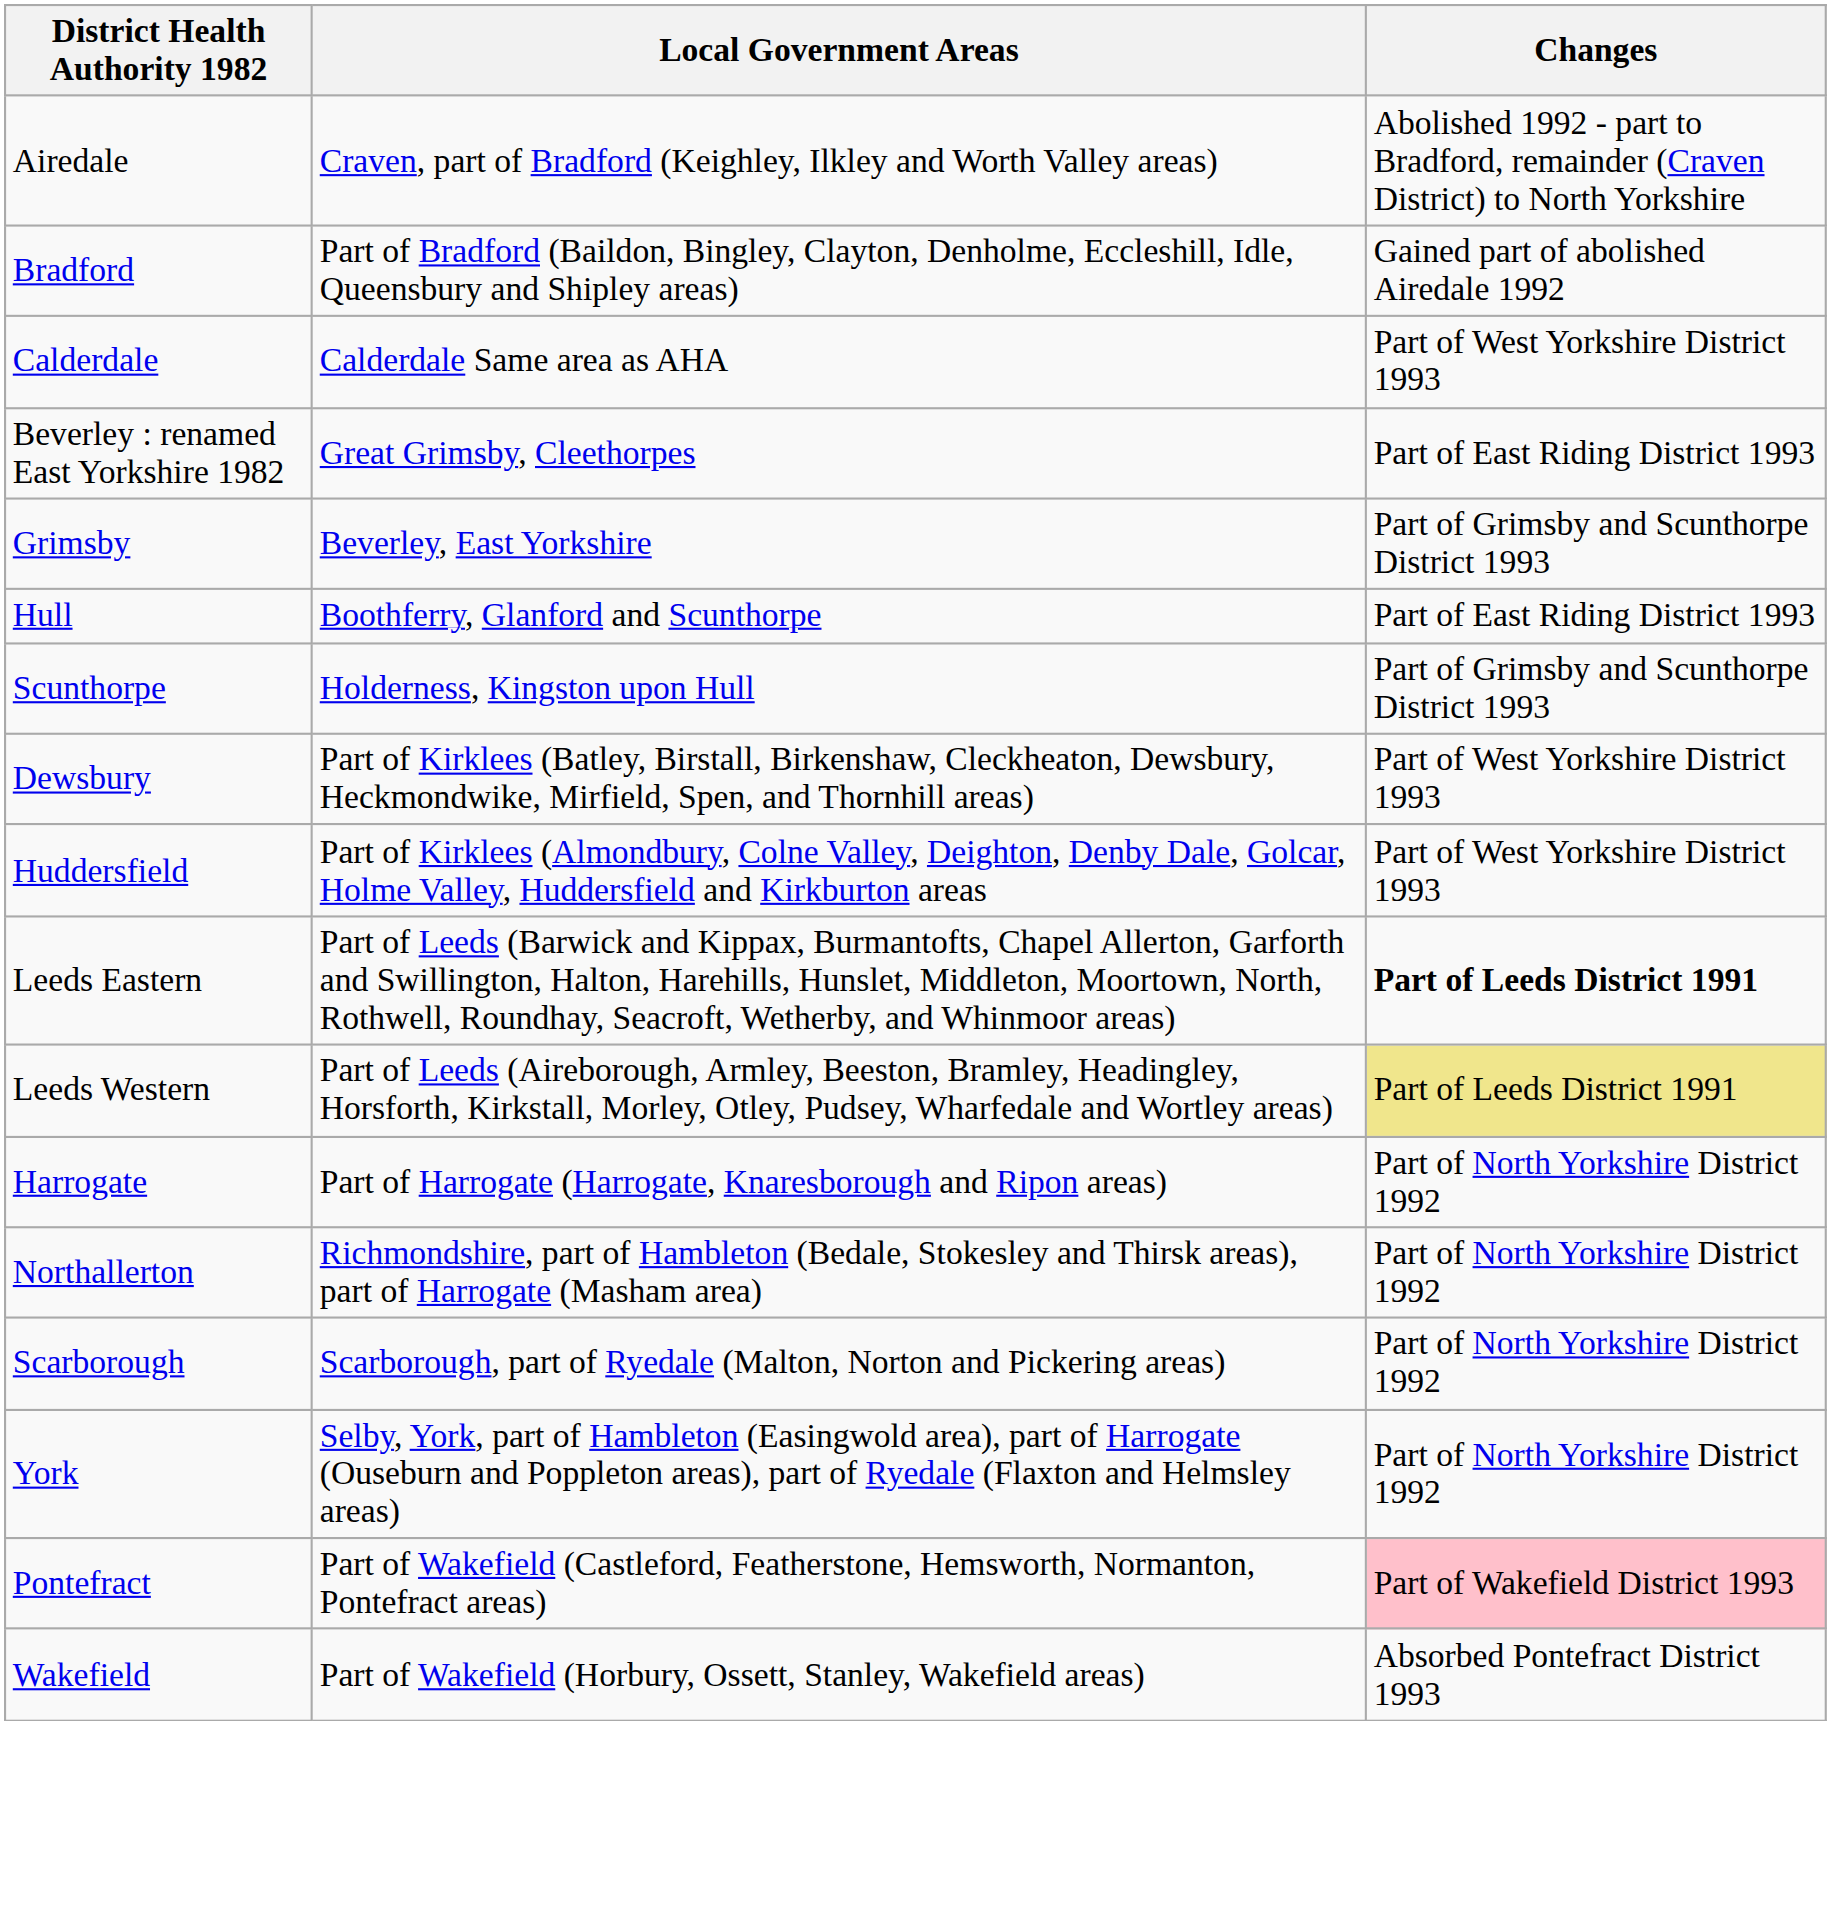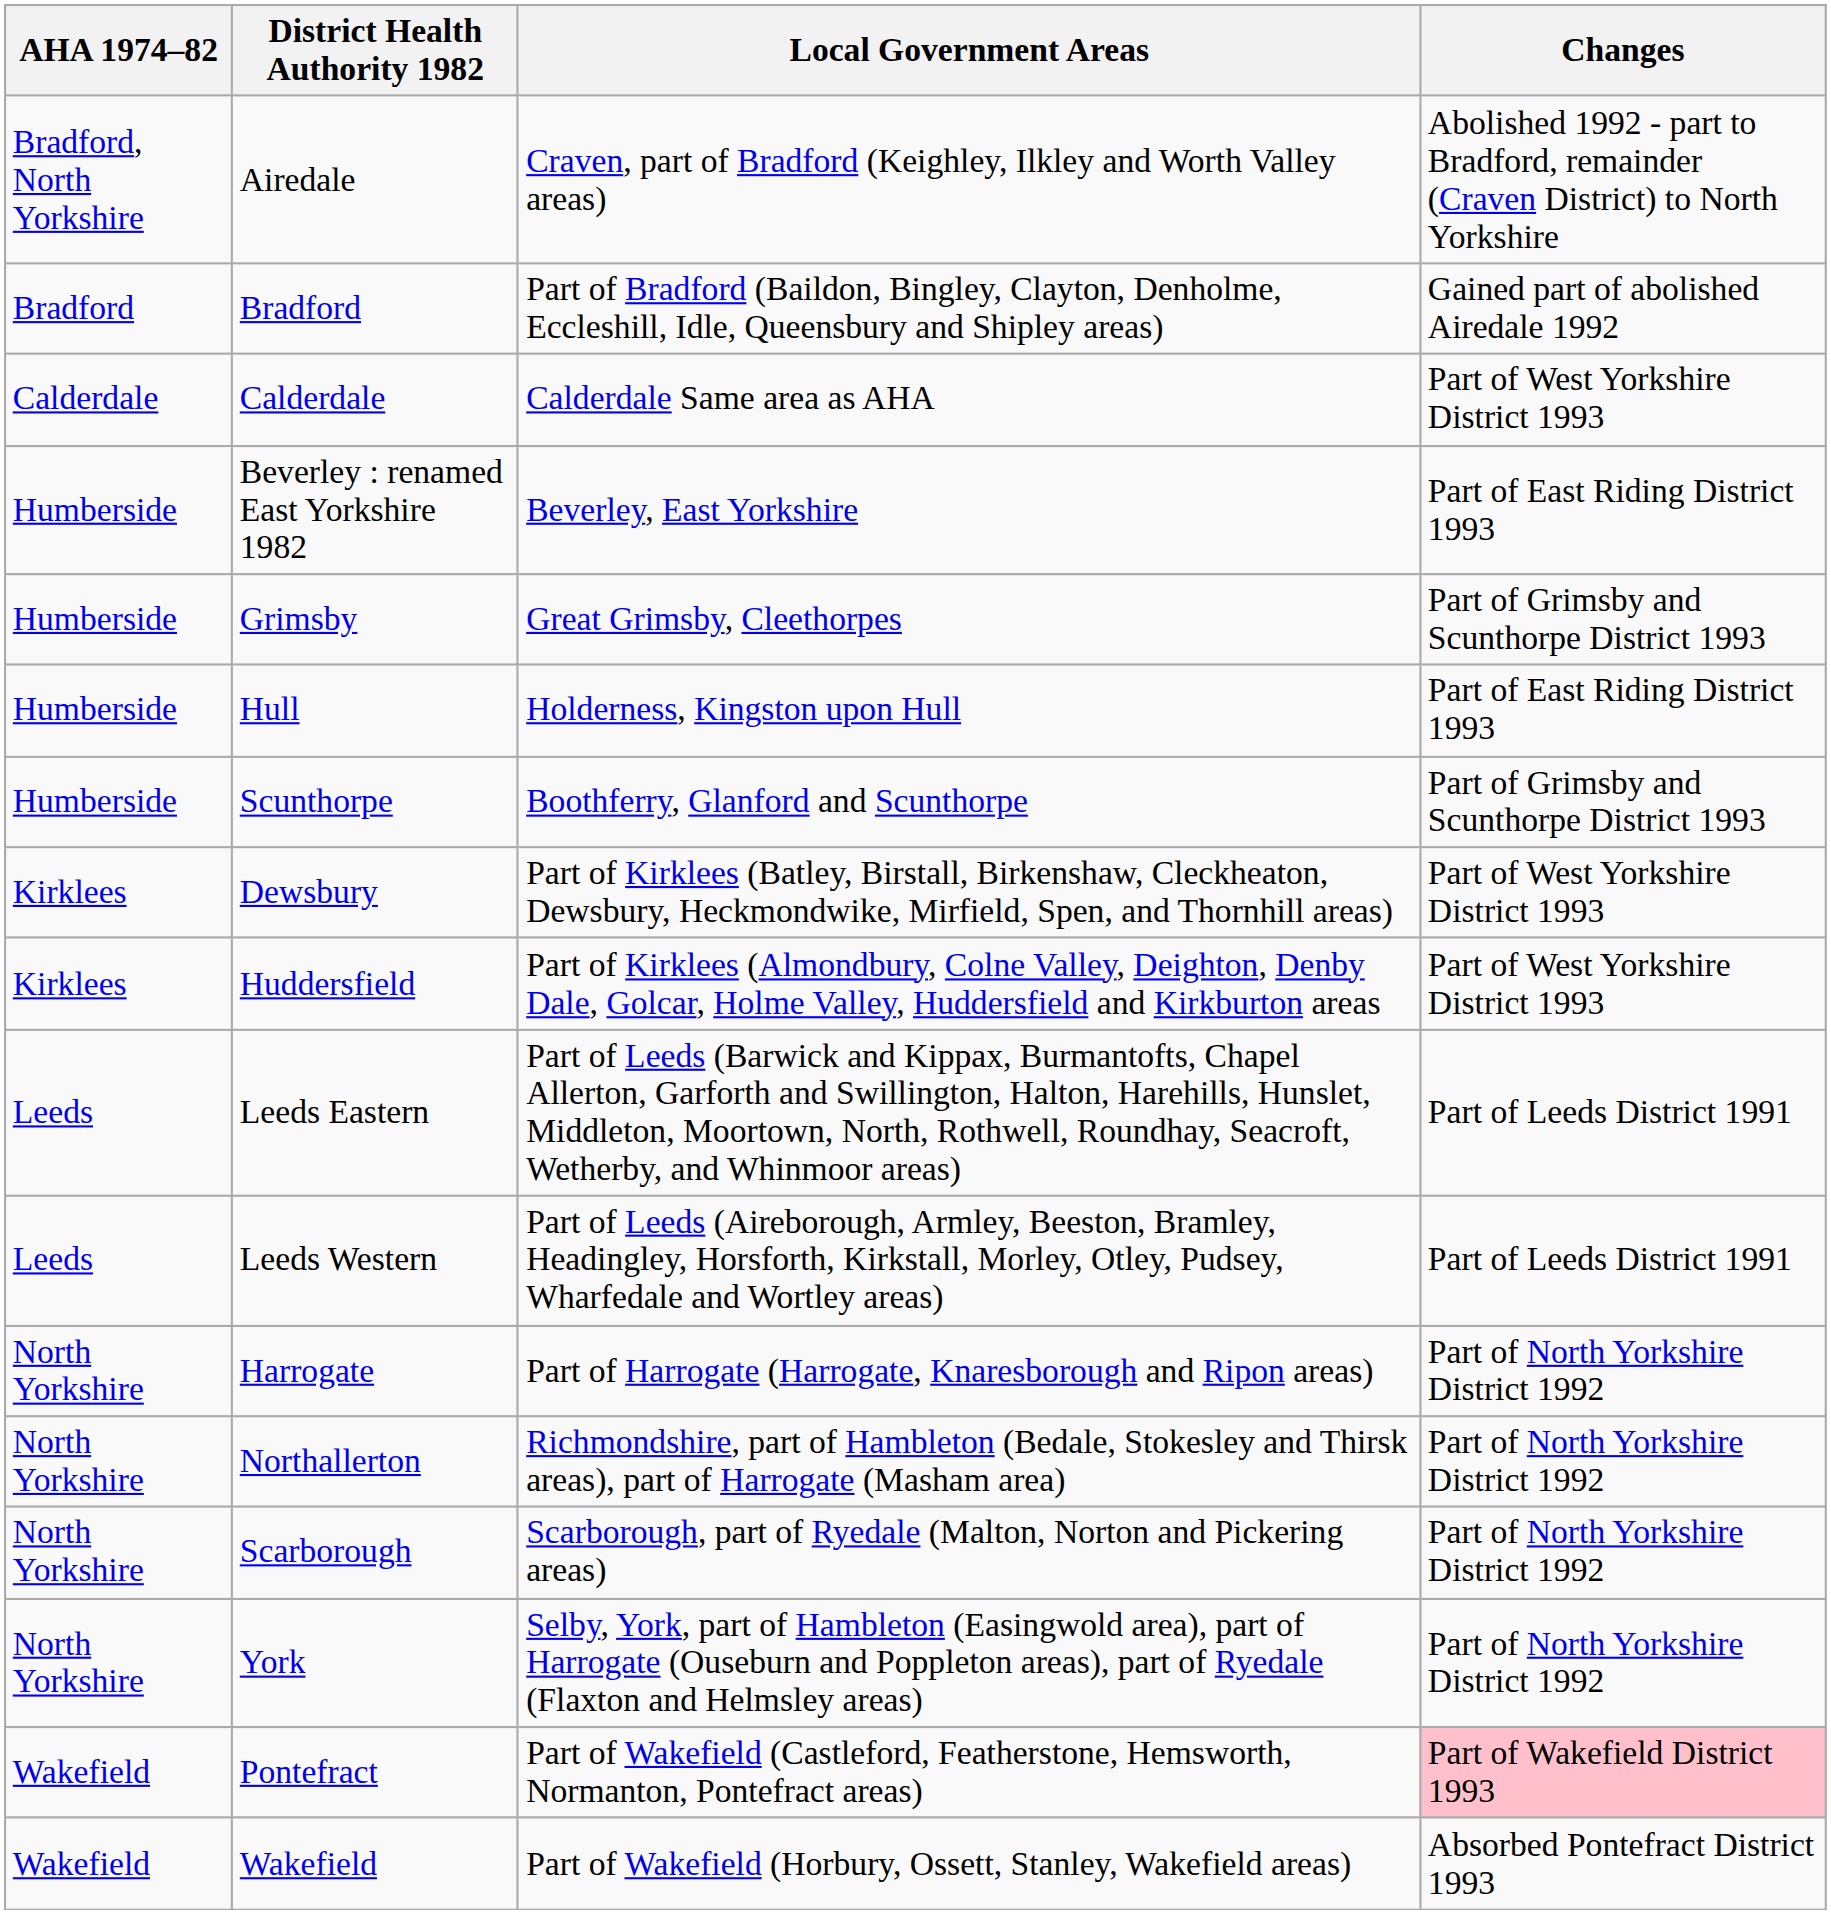+ column: (119, 50)
(508, 452) Great Grimsby, Cleethorpes -> (692, 508) Beverley, East Yorkshire
(486, 543) Beverley, East Yorkshire -> (714, 618) Great Grimsby, Cleethorpes
(571, 615) Boothferry, Glanford and Scunthorpe -> (744, 709) Holderness, Kingston upon Hull
(537, 687) Holderness, Kingston upon Hull -> (777, 801) Boothferry, Glanford and Scunthorpe
(1566, 979) bold -> (1610, 1112) normal
(1556, 1089) khaki background -> (1610, 1259) no background
